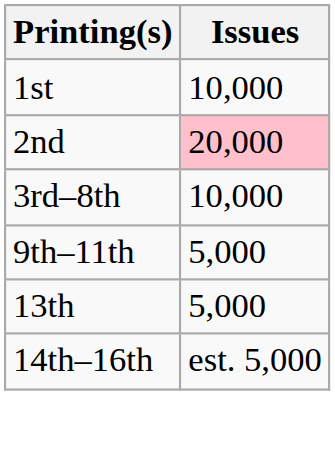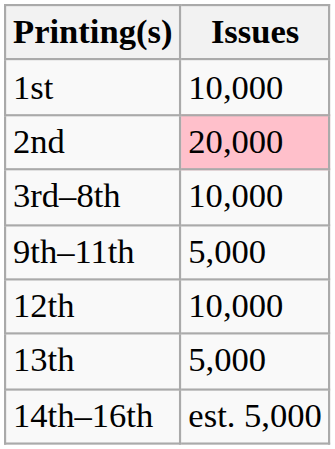+ row: (44, 305)
